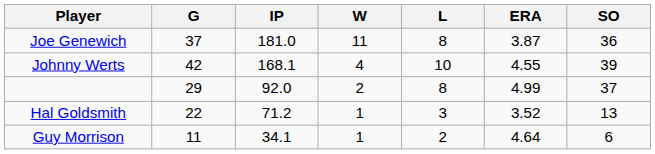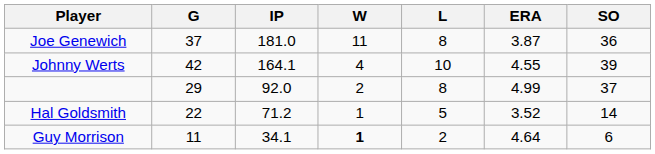(277, 64) 168.1 -> (277, 64) 164.1
(443, 112) 3 -> (443, 112) 5
(609, 112) 13 -> (609, 112) 14
(360, 137) normal -> (360, 137) bold
